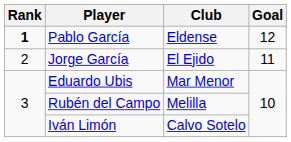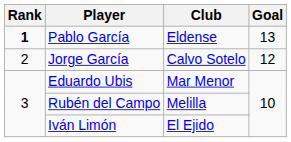(268, 37) 12 -> (268, 37) 13
(190, 59) El Ejido -> (206, 59) Calvo Sotelo
(268, 59) 11 -> (268, 59) 12
(206, 125) Calvo Sotelo -> (190, 125) El Ejido
